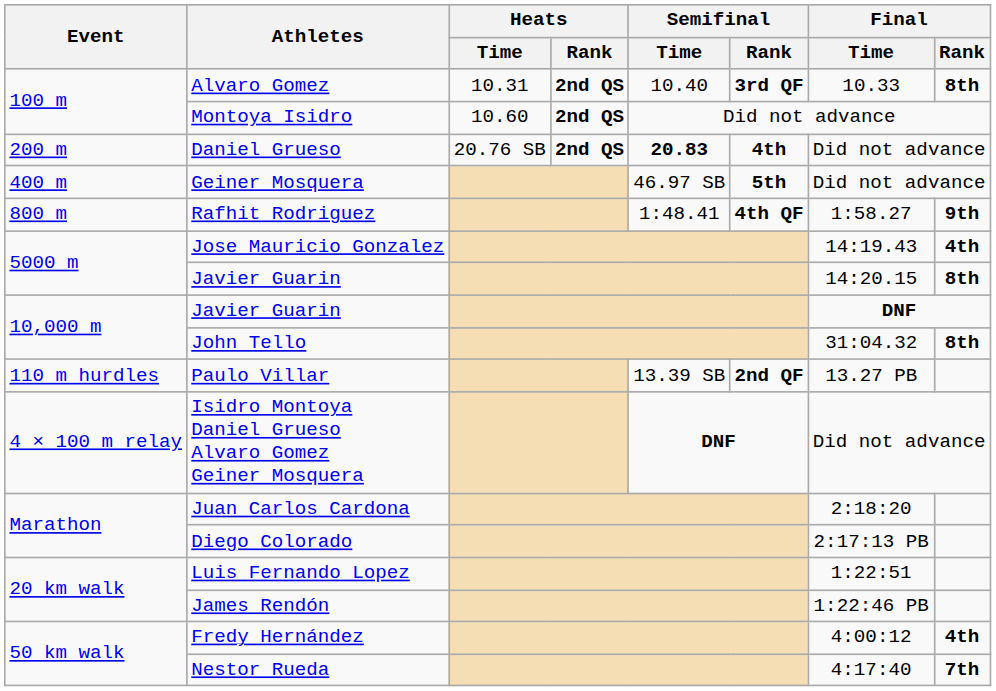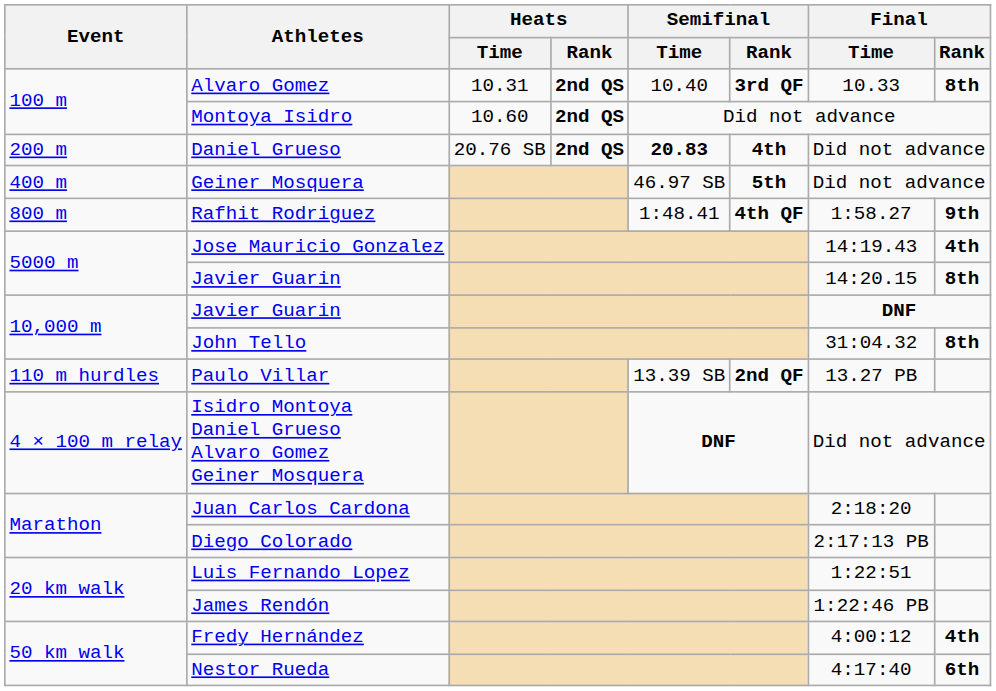(962, 670) 7th -> (962, 670) 6th
